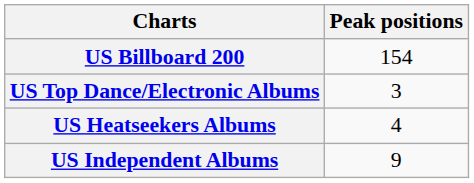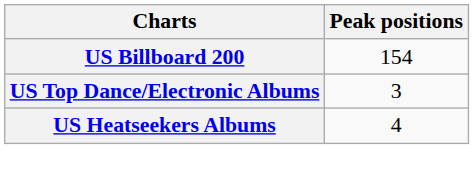- row: (165, 159)
